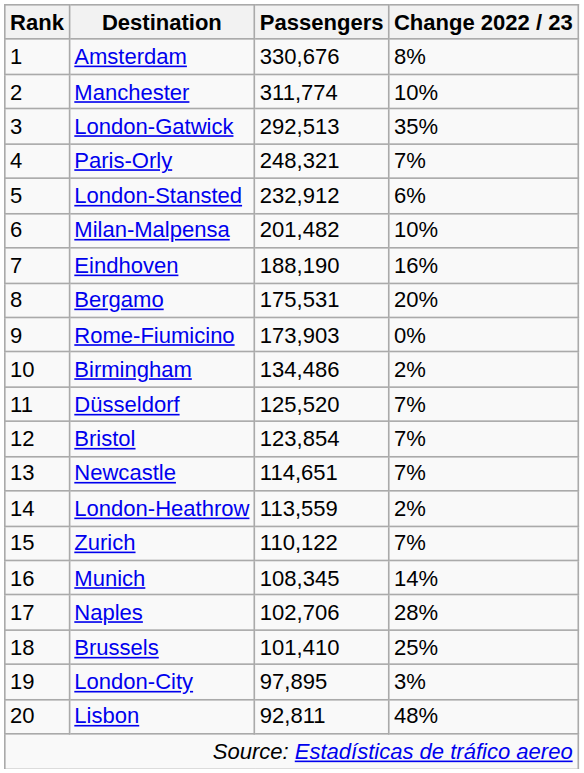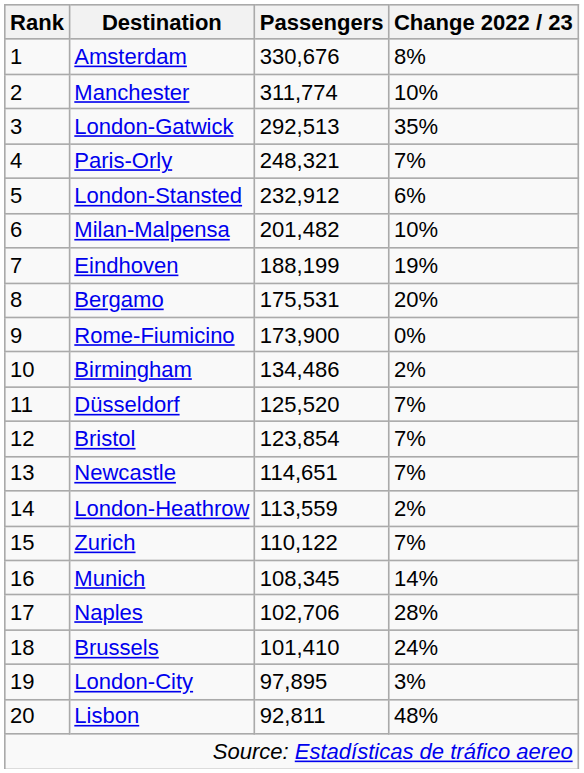(300, 265) 188,190 -> (300, 265) 188,199
(416, 265) 16% -> (416, 265) 19%
(300, 334) 173,903 -> (300, 334) 173,900
(416, 647) 25% -> (416, 647) 24%
